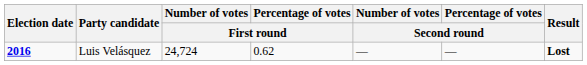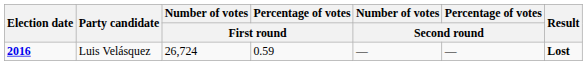(181, 51) 24,724 -> (181, 51) 26,724
(264, 51) 0.62 -> (264, 51) 0.59
